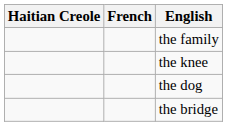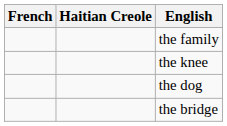columns swapped: (54, 16) <-> (130, 16)
